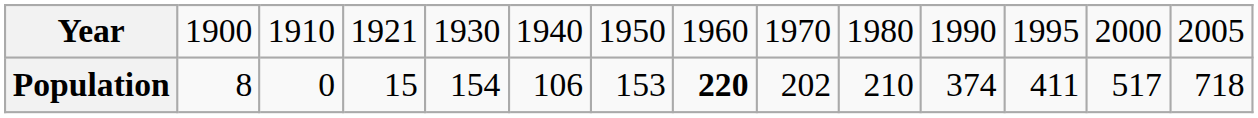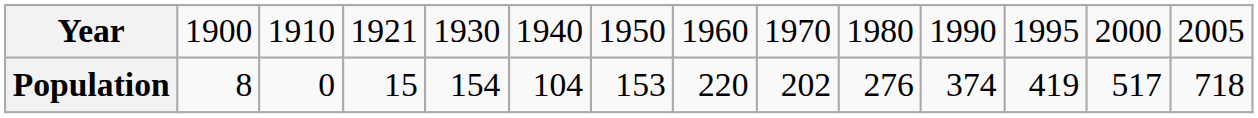(558, 84) 106 -> (558, 84) 104
(723, 84) bold -> (723, 84) normal
(889, 84) 210 -> (889, 84) 276
(1055, 84) 411 -> (1054, 84) 419
